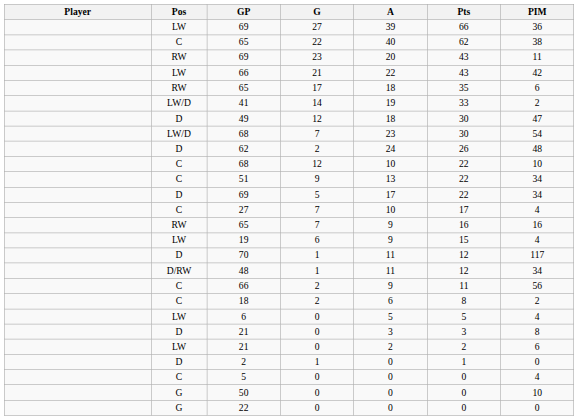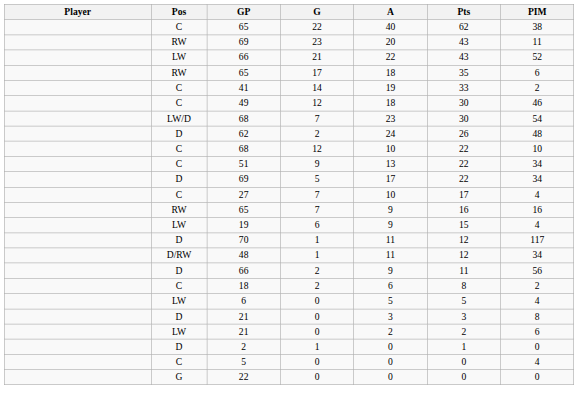- row: (244, 27)
(537, 73) 42 -> (537, 57) 52
(179, 103) LW/D -> (179, 88) C
(179, 118) D -> (179, 103) C
(537, 118) 47 -> (537, 103) 46
(179, 286) C -> (179, 270) D
- row: (244, 392)
